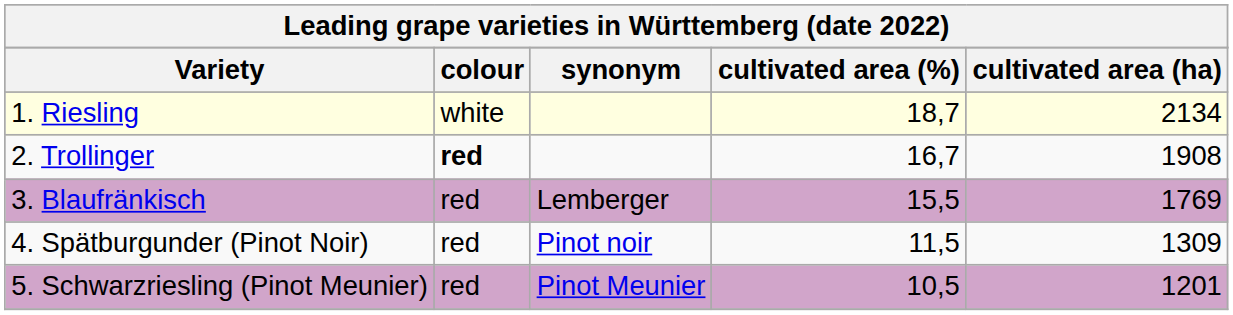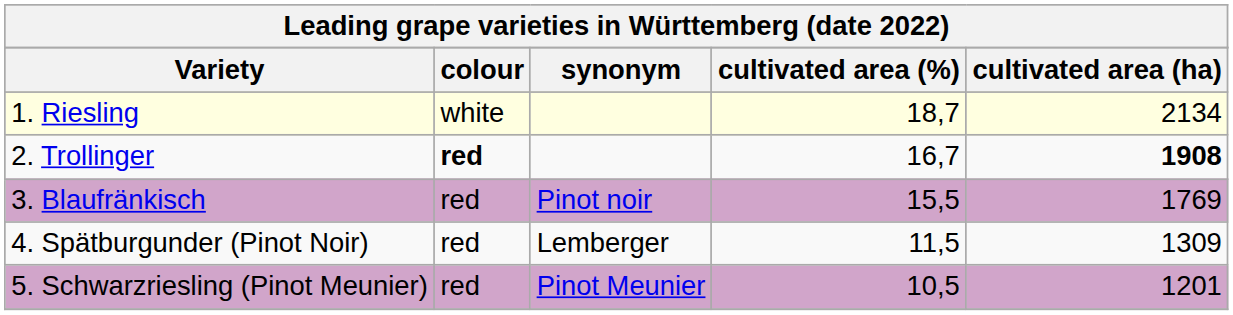(1191, 156) normal -> (1191, 156) bold
(603, 199) Lemberger -> (594, 199) Pinot noir
(594, 243) Pinot noir -> (603, 243) Lemberger
